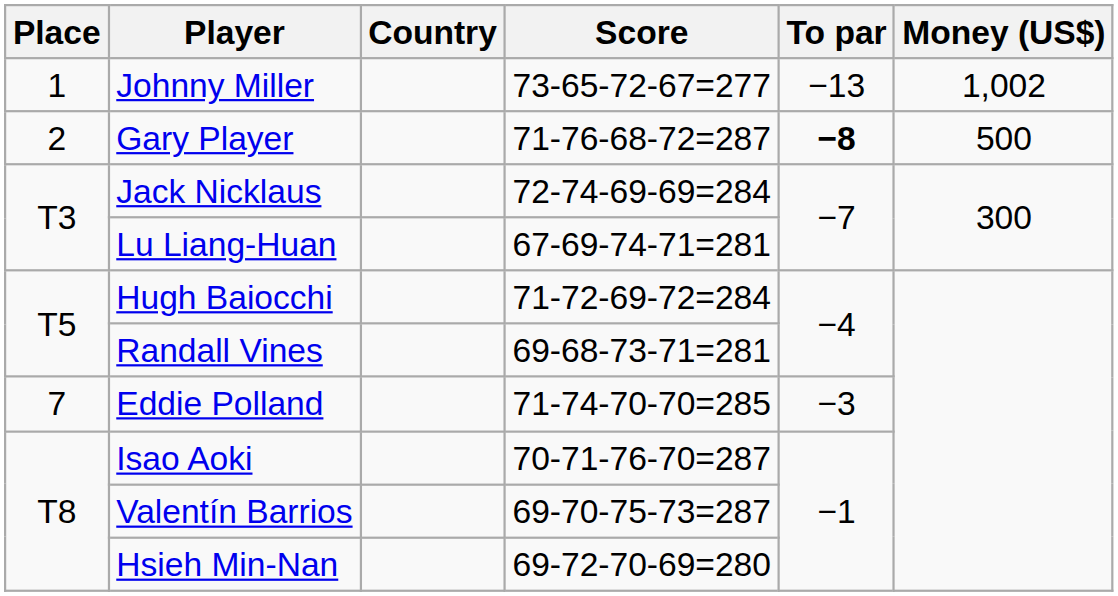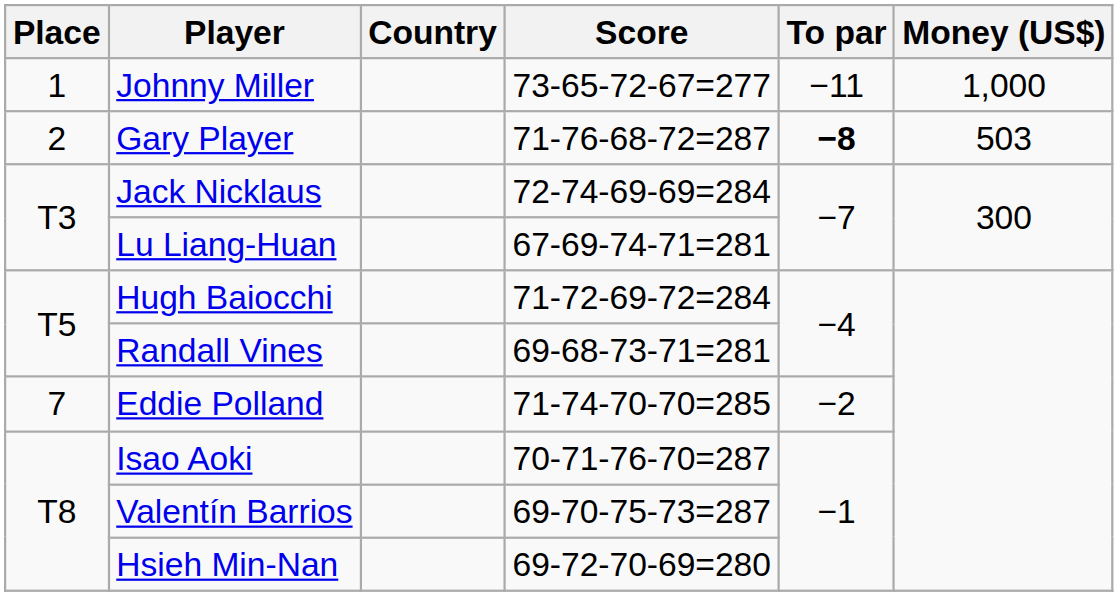(837, 85) −13 -> (837, 85) −11
(1004, 85) 1,002 -> (1004, 85) 1,000
(1004, 138) 500 -> (1004, 138) 503
(837, 404) −3 -> (837, 404) −2
